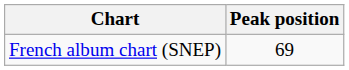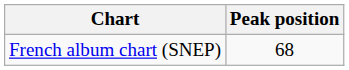(285, 49) 69 -> (285, 49) 68
